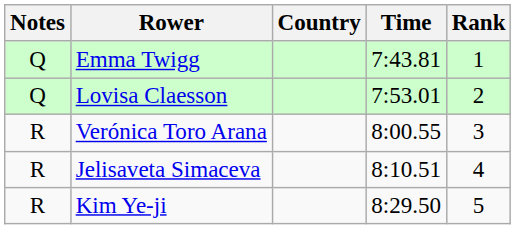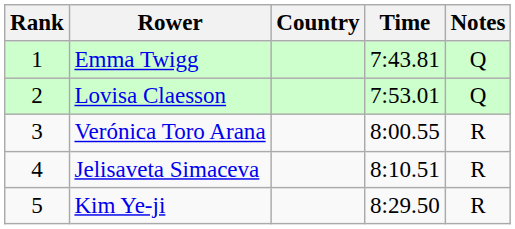columns swapped: (479, 22) <-> (38, 22)
